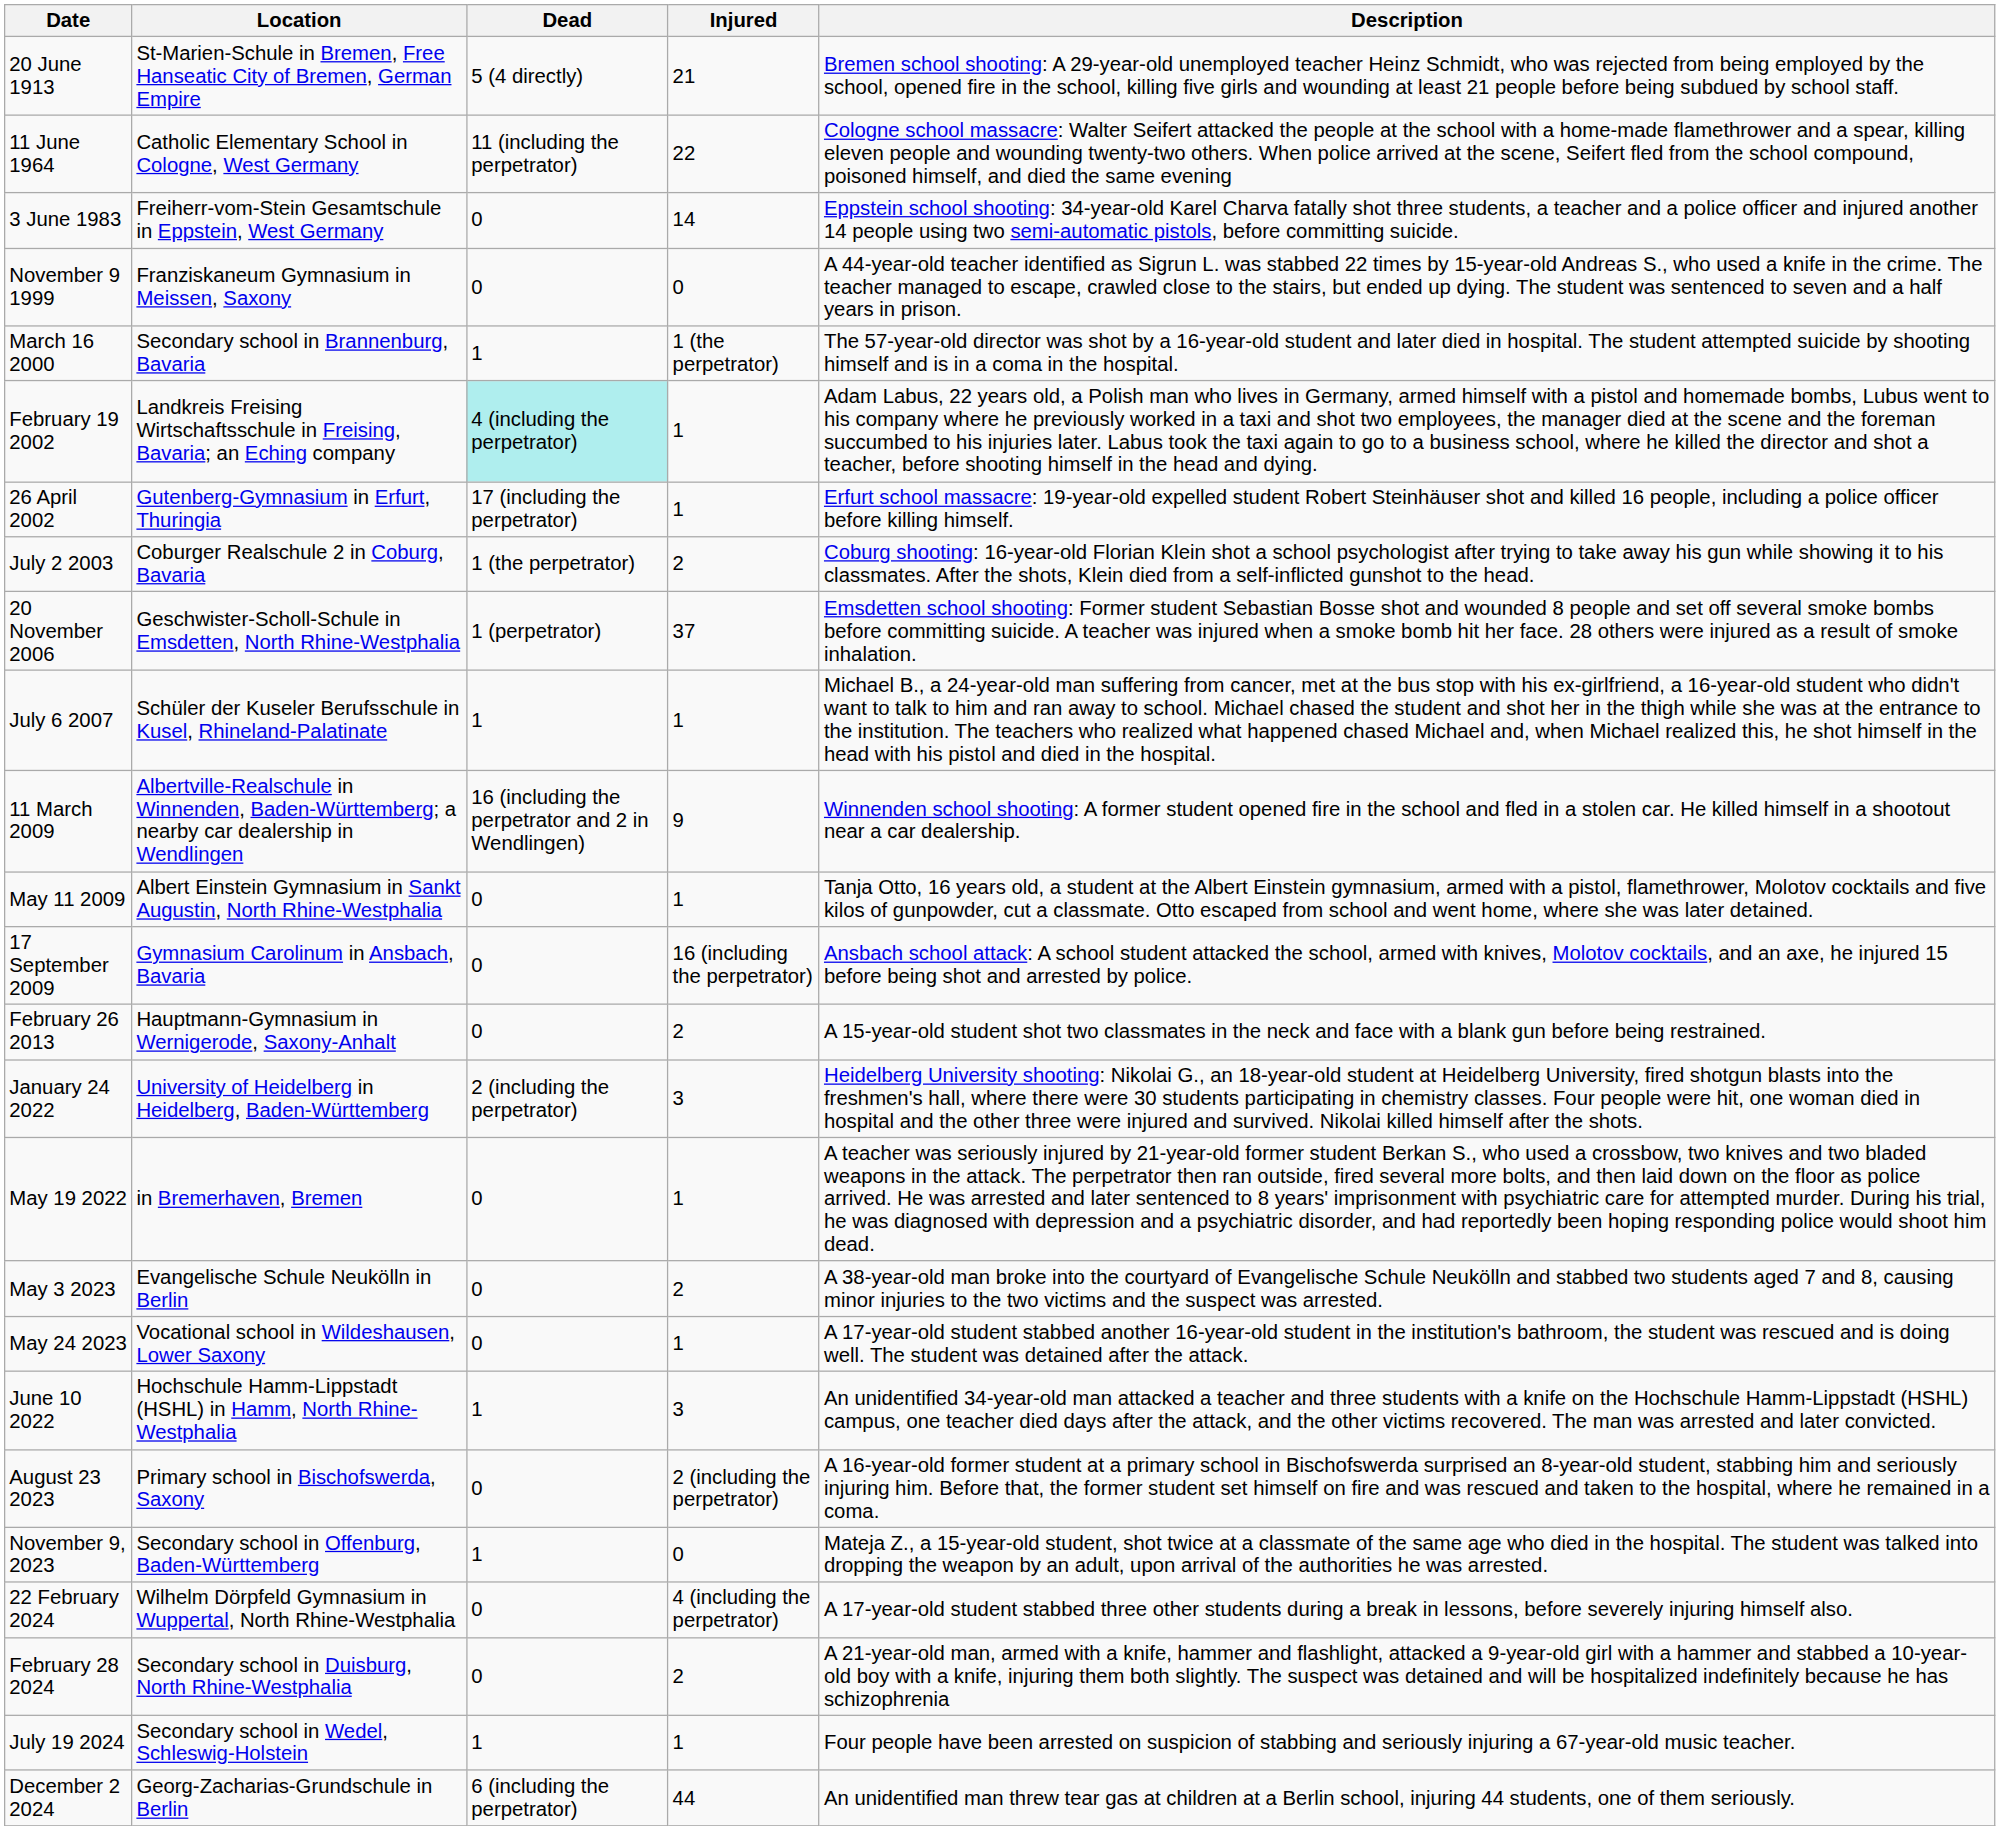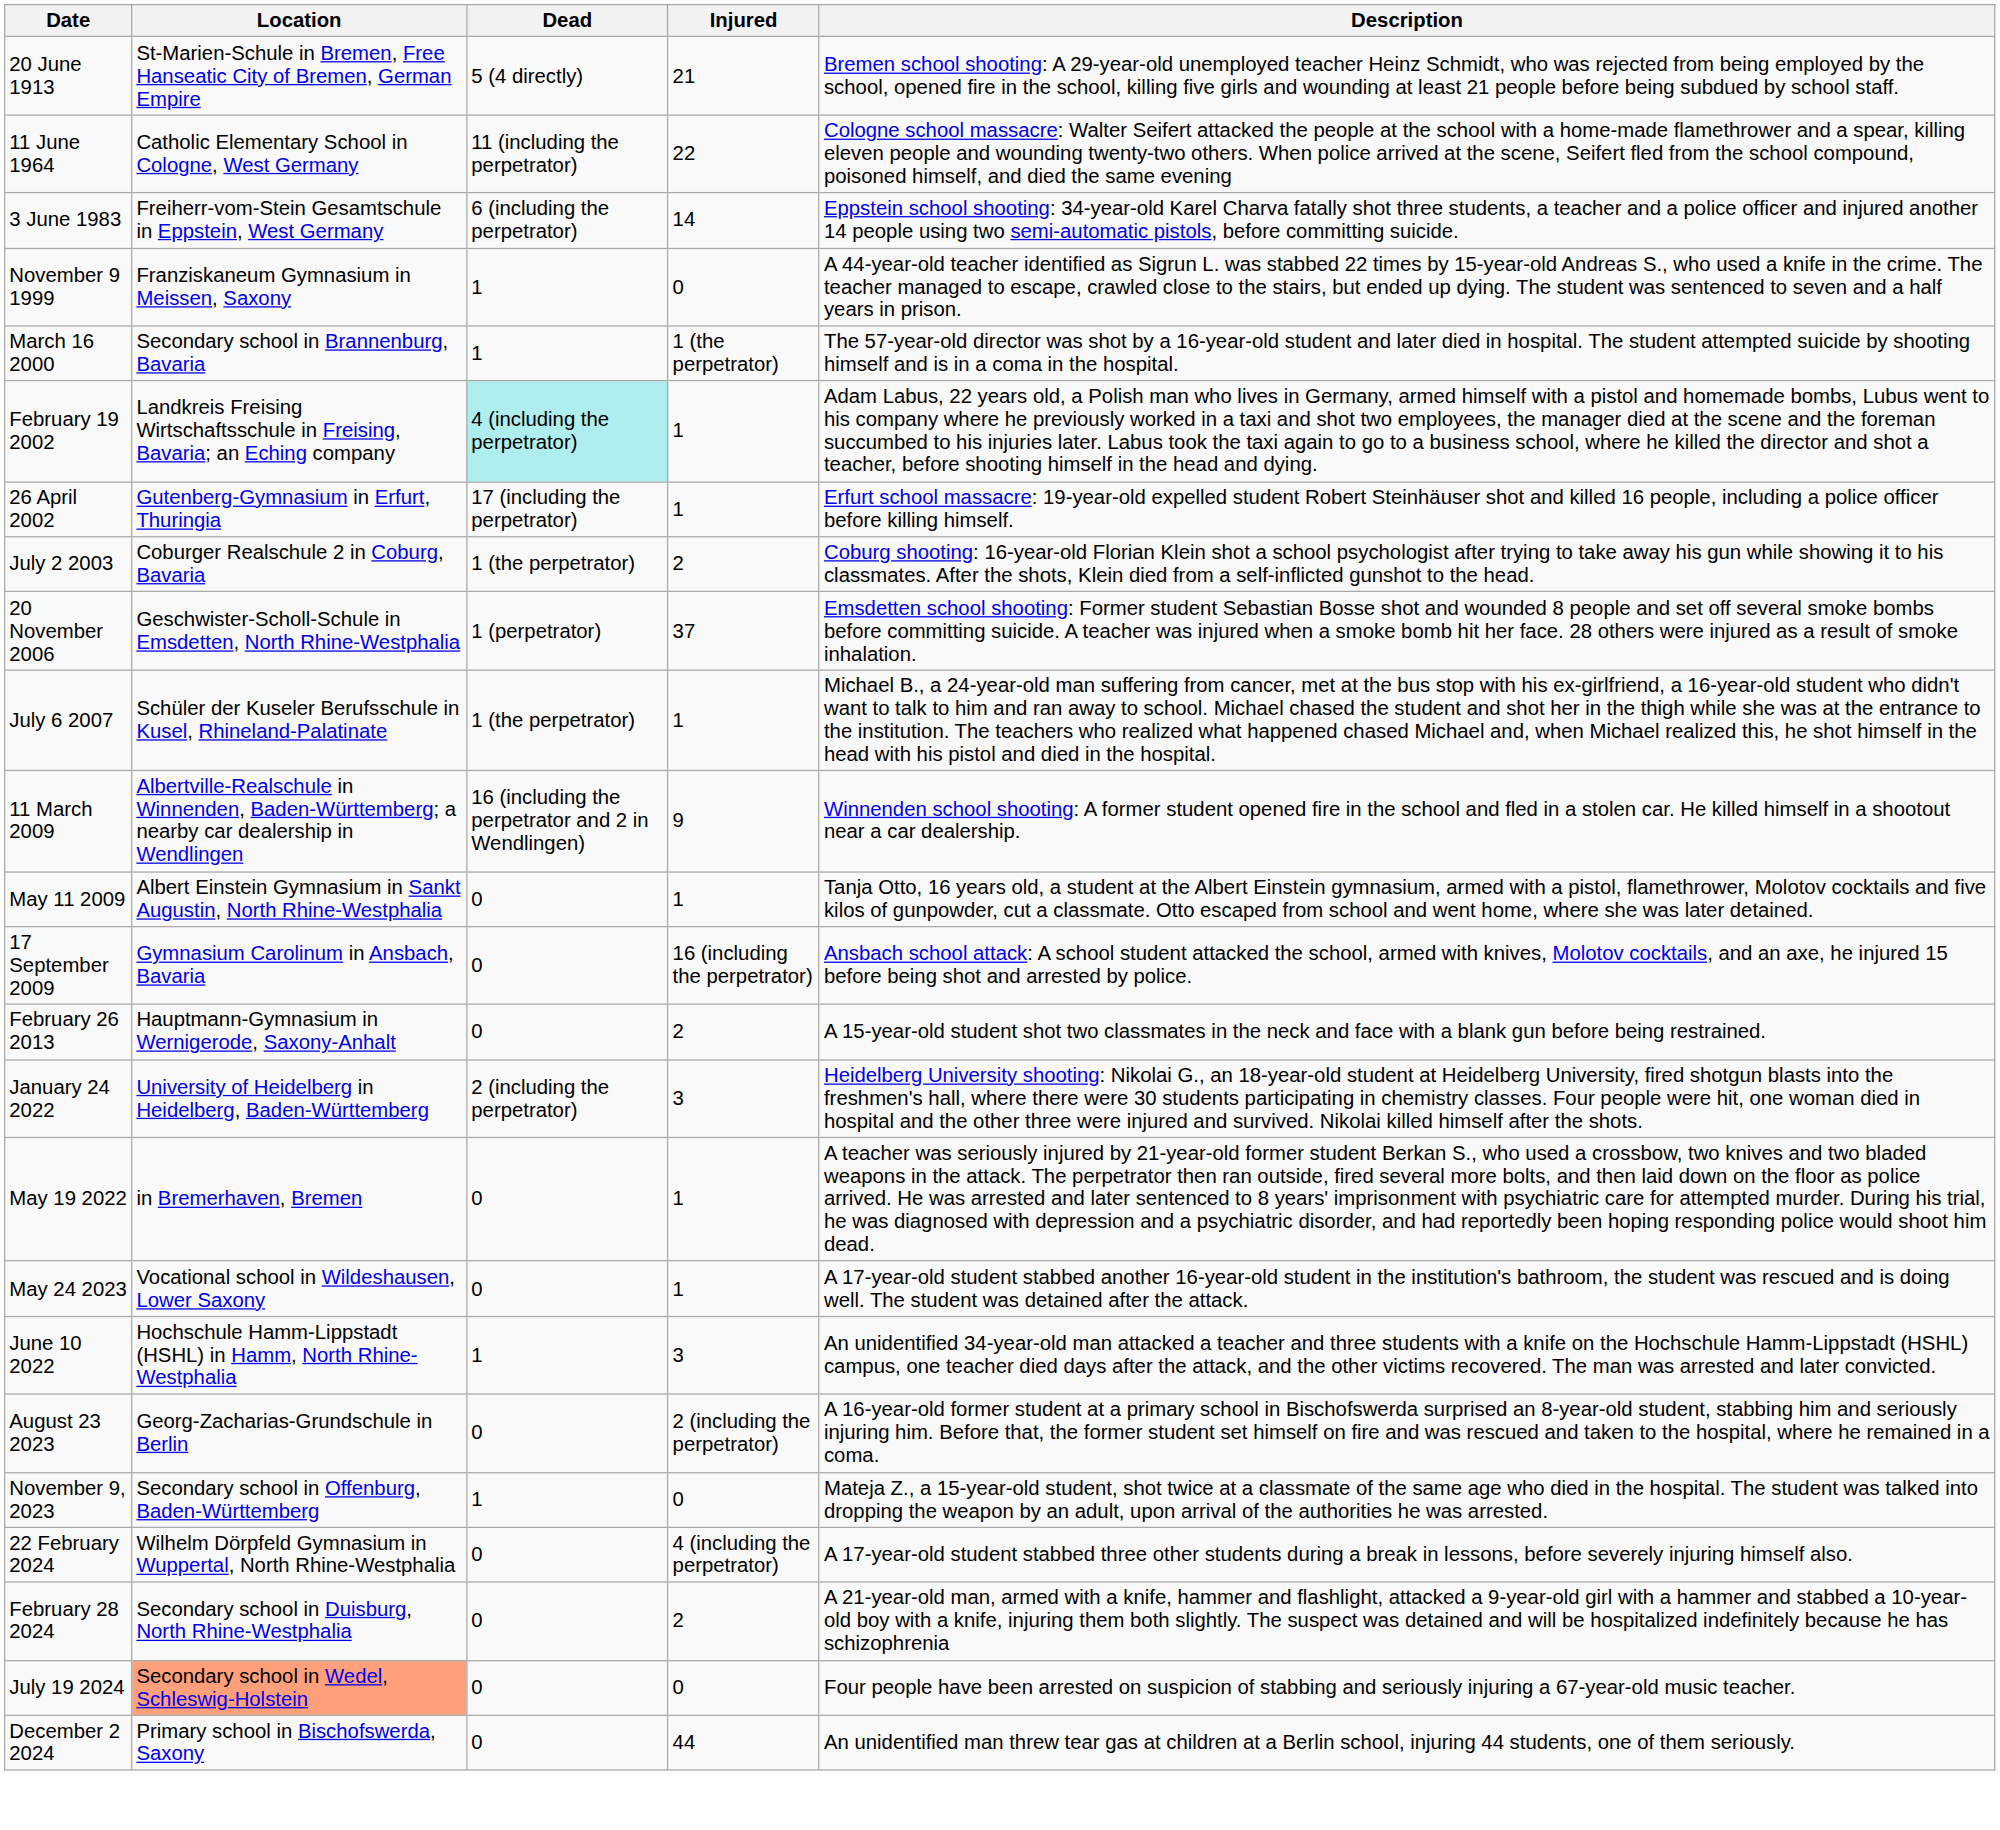(477, 220) 0 -> (540, 220) 6 (including the perpetrator)
(477, 286) 0 -> (477, 286) 1
(477, 720) 1 -> (553, 720) 1 (the perpetrator)
- row: (62, 1288)
(286, 1488) Primary school in Bischofswerda, Saxony -> (284, 1433) Georg-Zacharias-Grundschule in Berlin
(262, 1742) no background -> (262, 1687) lightsalmon background
(477, 1742) 1 -> (477, 1687) 0
(678, 1742) 1 -> (678, 1687) 0
(284, 1797) Georg-Zacharias-Grundschule in Berlin -> (286, 1742) Primary school in Bischofswerda, Saxony
(540, 1797) 6 (including the perpetrator) -> (477, 1742) 0
